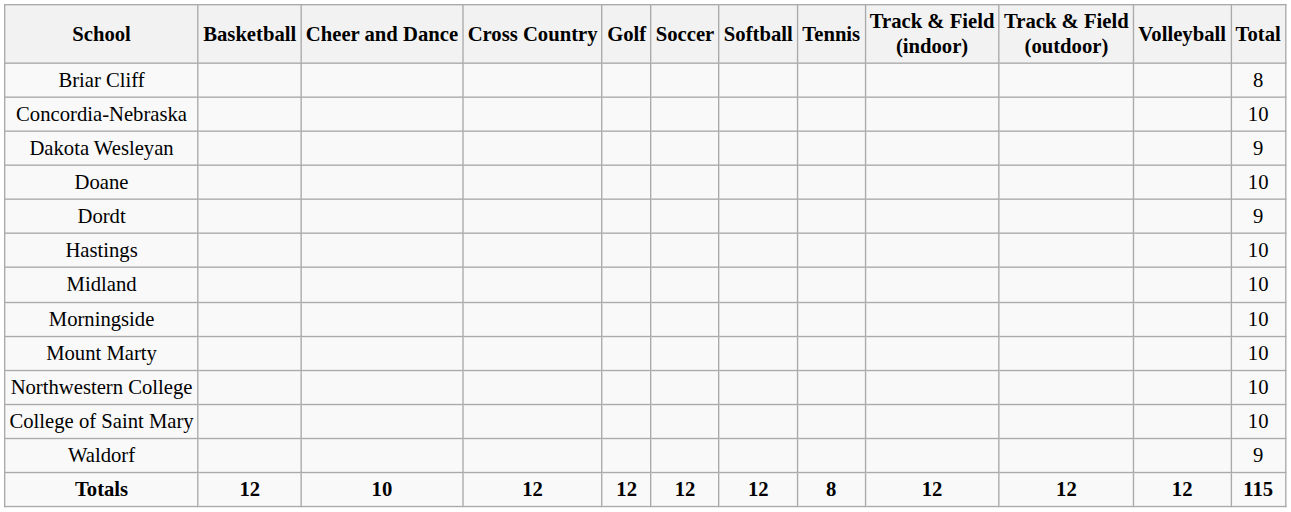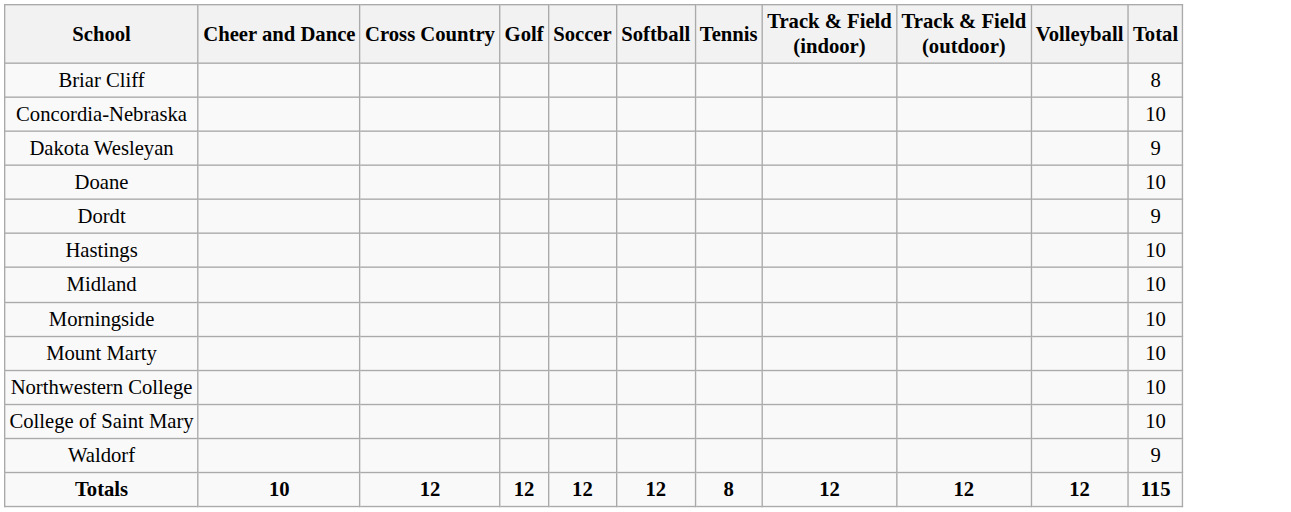- column: (250, 33)
